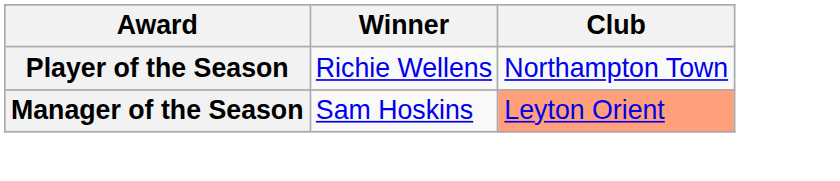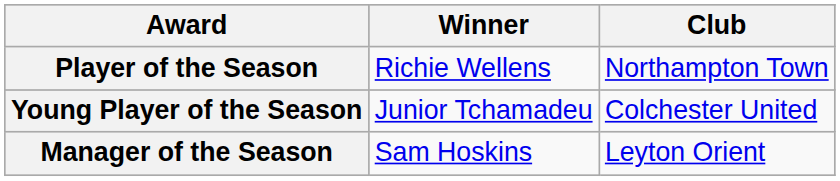+ row: (187, 110)
(585, 110) lightsalmon background -> (685, 152) no background
